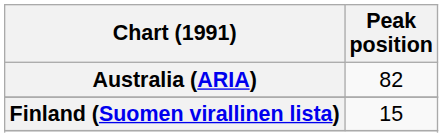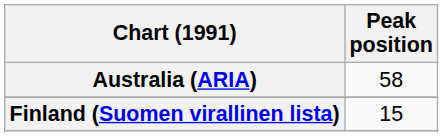(391, 79) 82 -> (391, 79) 58
